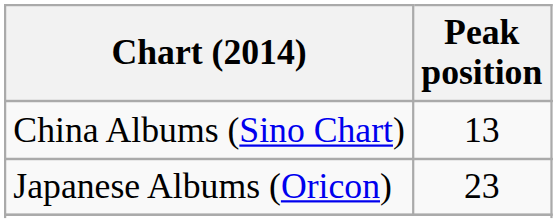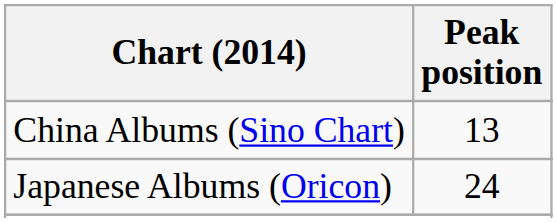(482, 186) 23 -> (482, 186) 24
